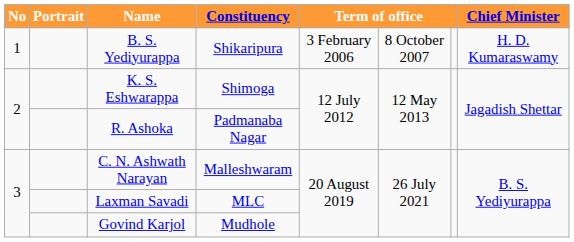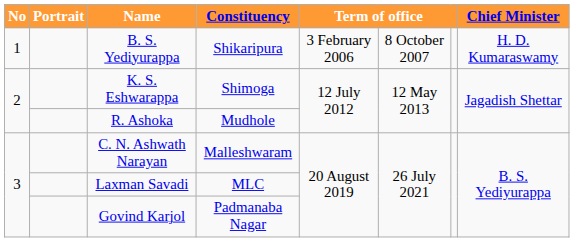(248, 128) Padmanaba Nagar -> (248, 120) Mudhole
(248, 224) Mudhole -> (248, 216) Padmanaba Nagar
